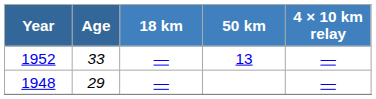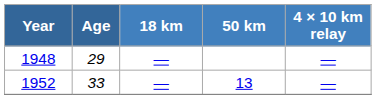rows swapped: (38, 83) <-> (38, 58)
